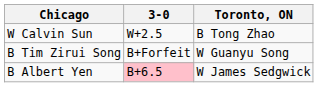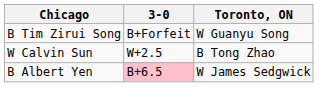rows swapped: (64, 53) <-> (50, 33)
